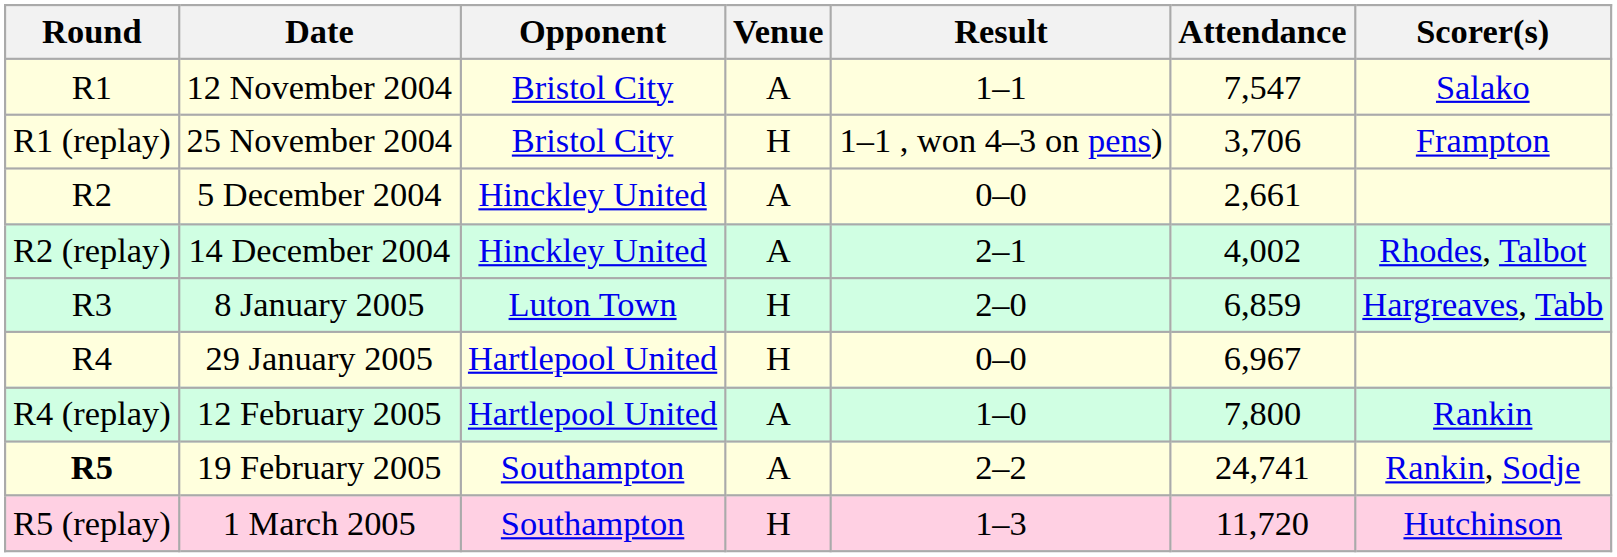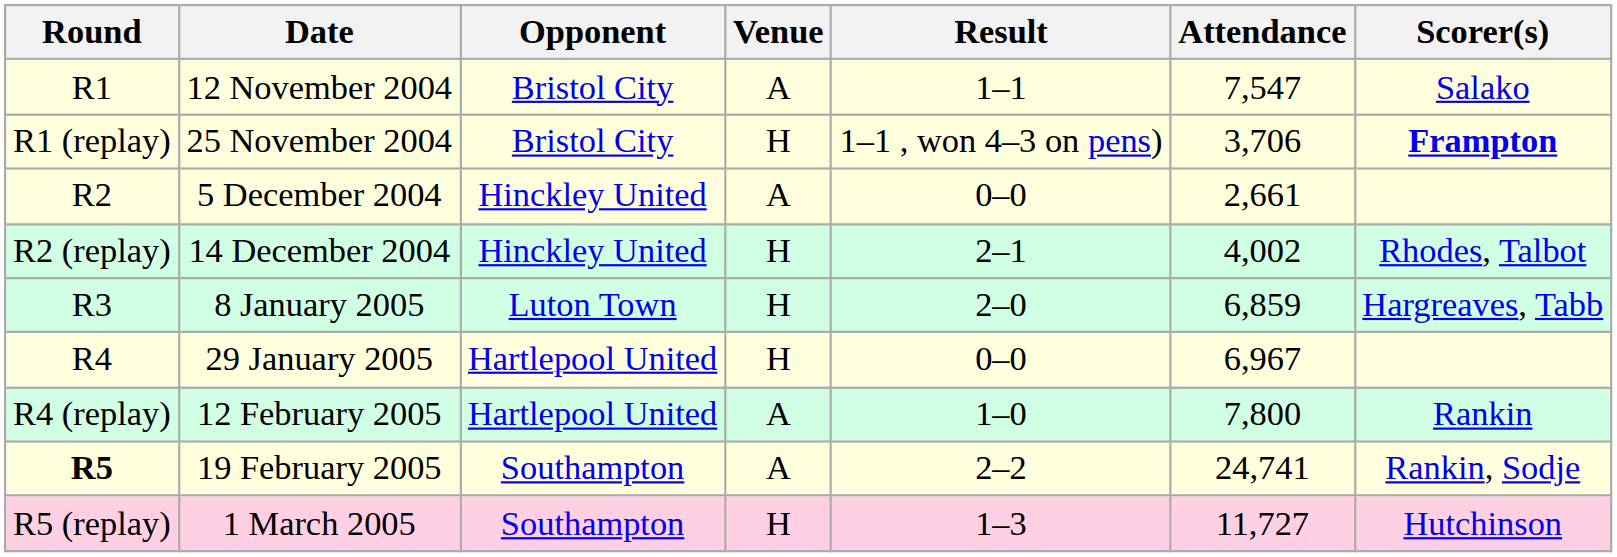(1483, 140) normal -> (1483, 140) bold
(778, 250) A -> (778, 250) H
(1262, 522) 11,720 -> (1262, 522) 11,727
